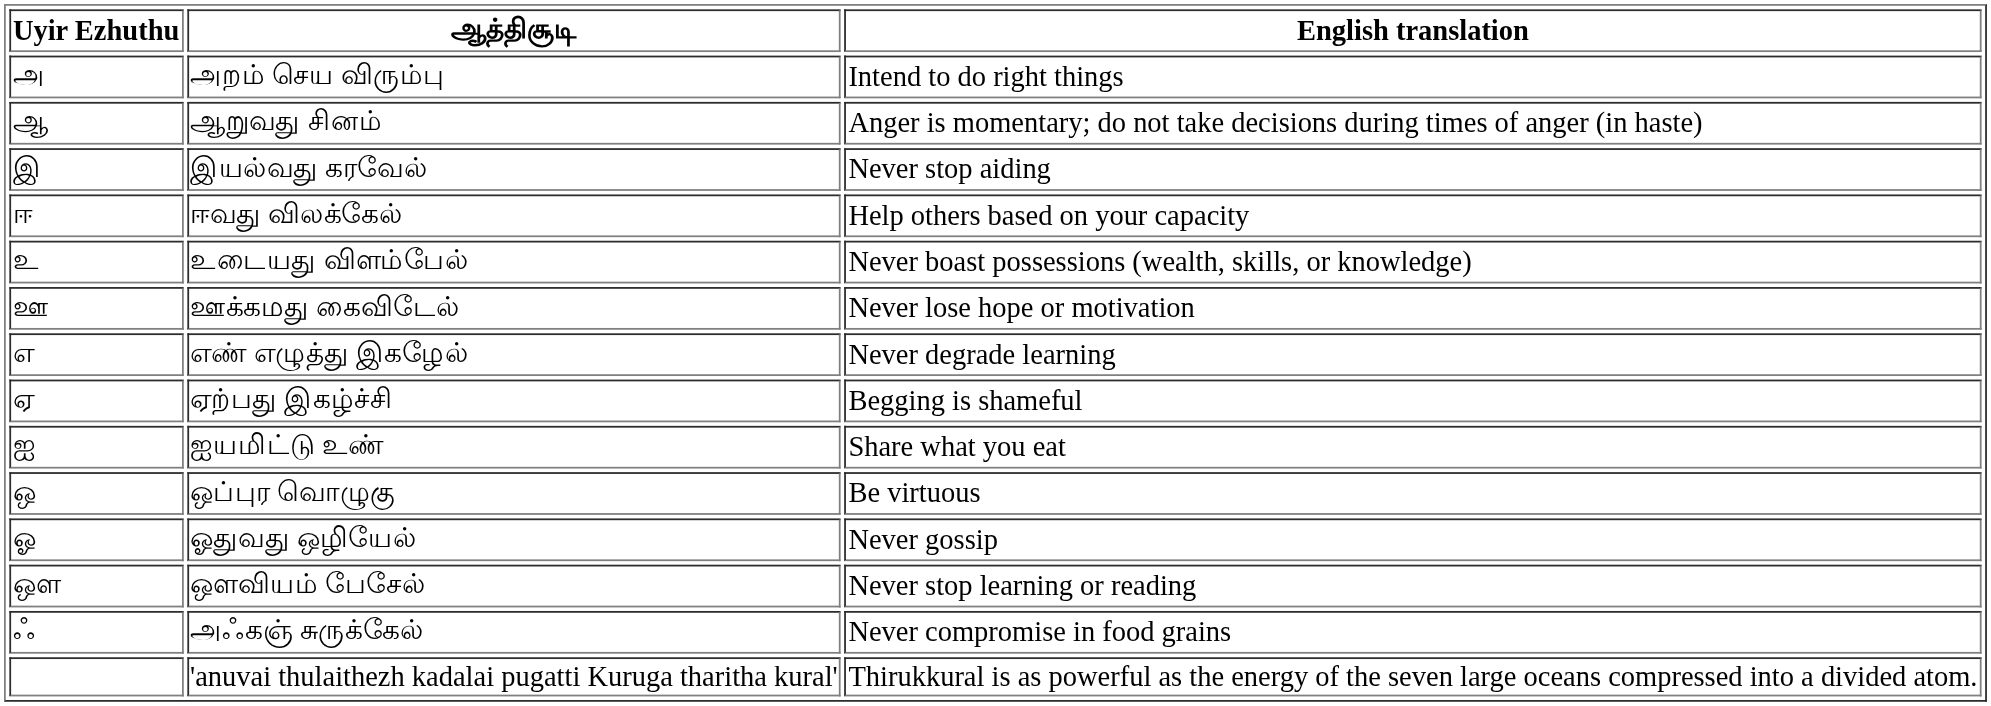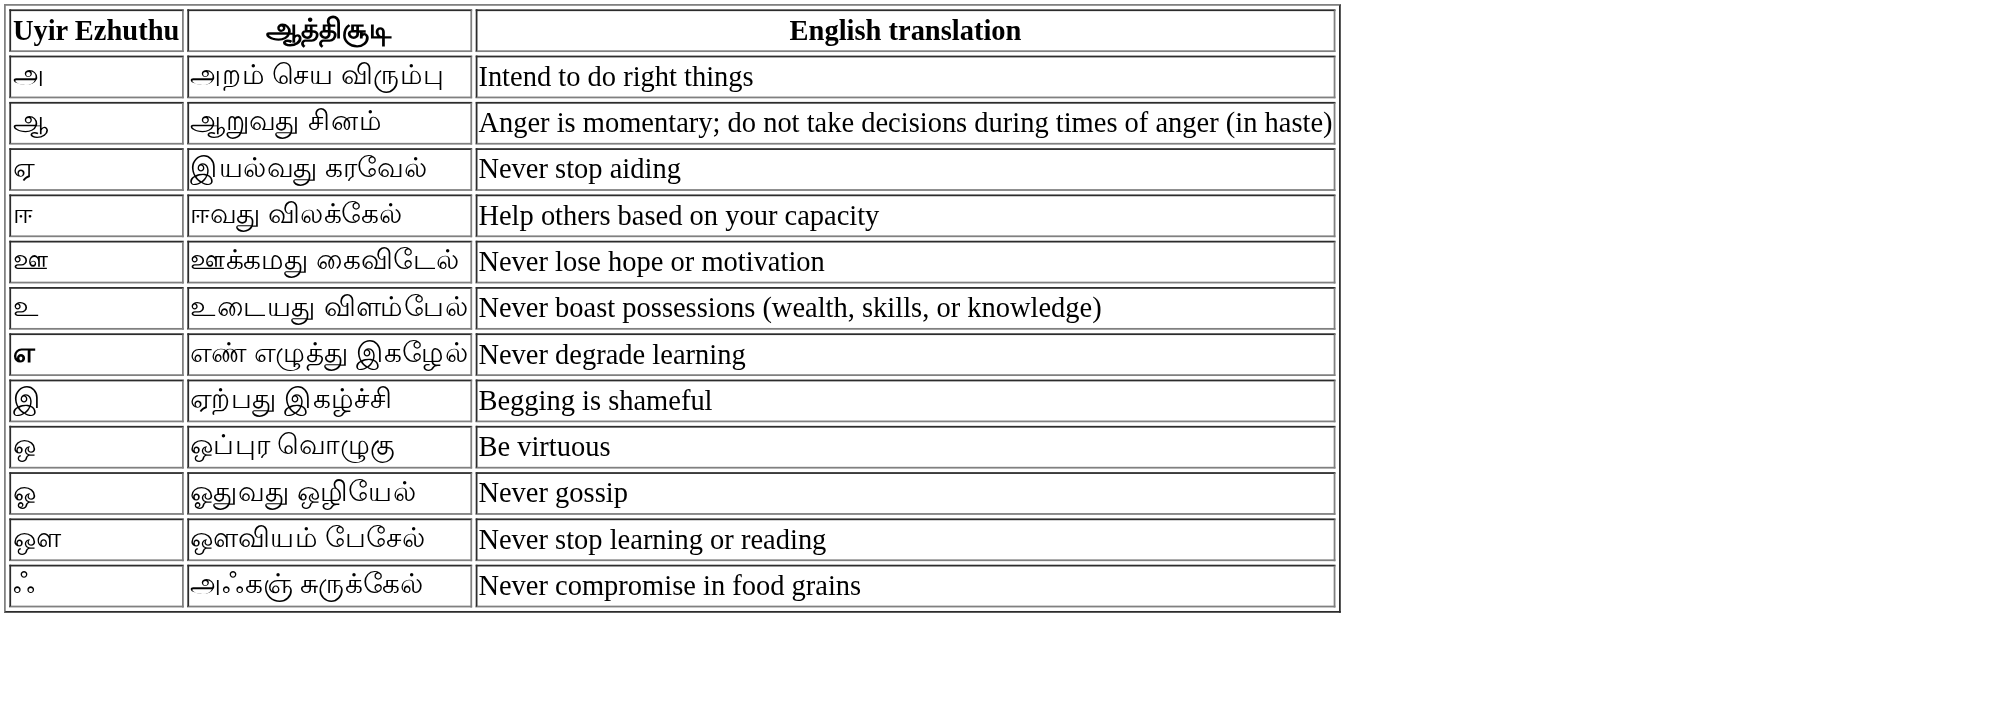(27, 167) இ -> (24, 167) ஏ
rows swapped: (329, 259) <-> (324, 306)
(24, 352) normal -> (24, 352) bold
(24, 398) ஏ -> (27, 398) இ
- row: (287, 445)
- row: (514, 676)
